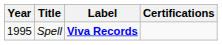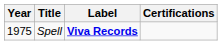(19, 31) 1995 -> (19, 31) 1975
